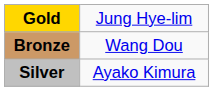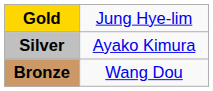rows swapped: (42, 72) <-> (42, 45)
